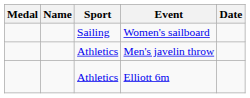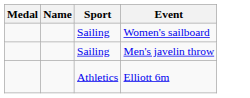- column: (231, 14)
(98, 51) Athletics -> (93, 51) Sailing
